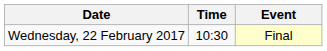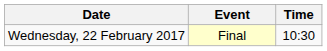columns swapped: (212, 14) <-> (279, 14)
